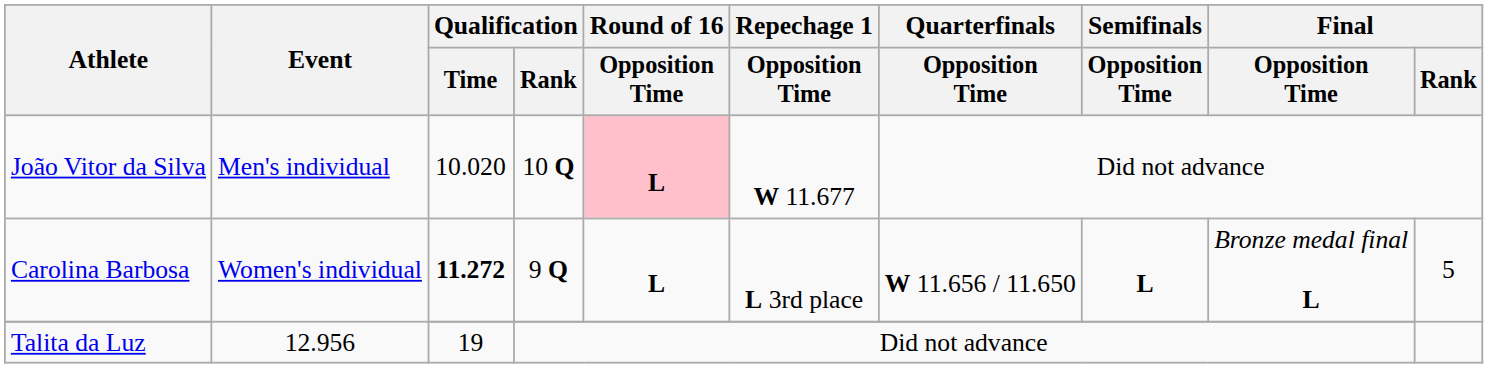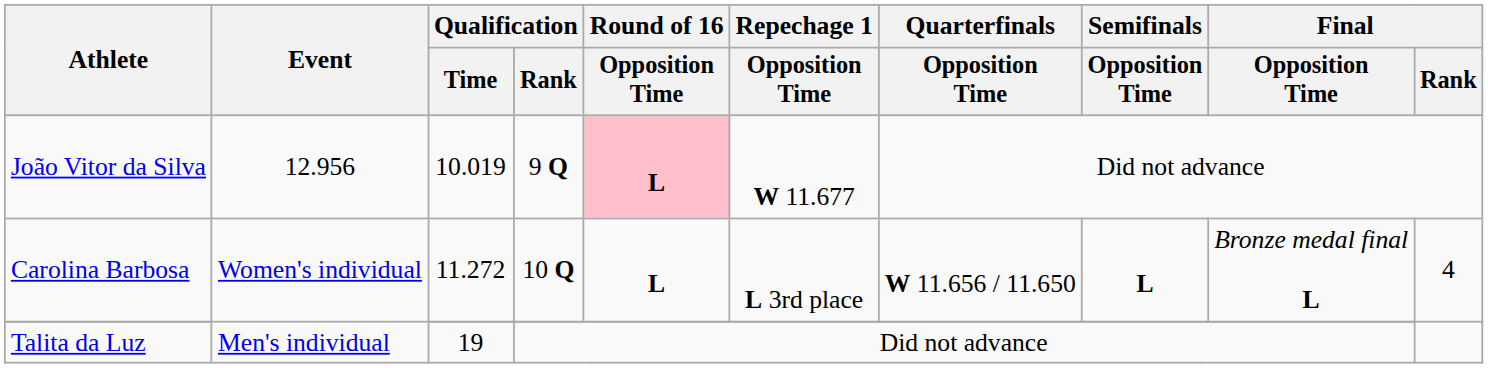(304, 167) Men's individual -> (320, 167) 12.956
(471, 167) 10.020 -> (471, 167) 10.019
(548, 167) 10 Q -> (548, 167) 9 Q
(471, 269) bold -> (471, 269) normal
(548, 269) 9 Q -> (548, 269) 10 Q
(1448, 269) 5 -> (1448, 269) 4
(320, 342) 12.956 -> (304, 342) Men's individual
